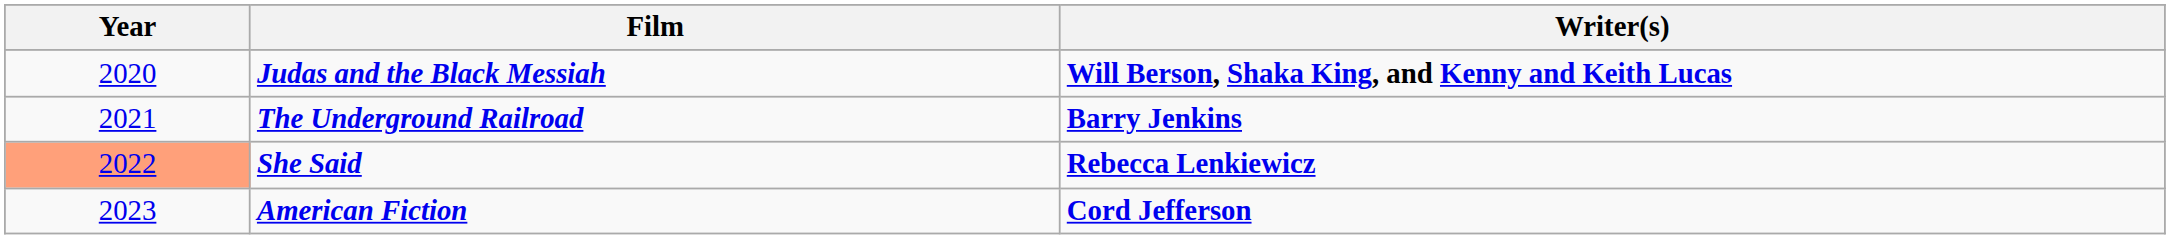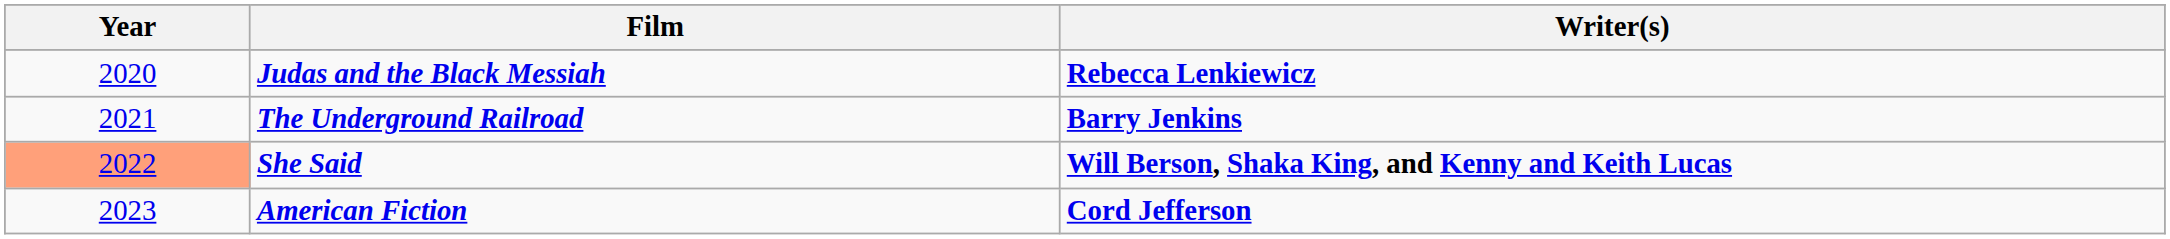(1399, 73) Will Berson, Shaka King, and Kenny and Keith Lucas -> (1191, 73) Rebecca Lenkiewicz
(1191, 164) Rebecca Lenkiewicz -> (1399, 164) Will Berson, Shaka King, and Kenny and Keith Lucas
